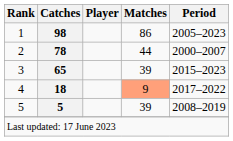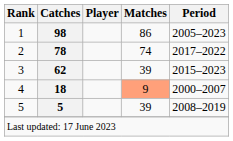(145, 51) 44 -> (145, 51) 74
(199, 51) 2000–2007 -> (199, 51) 2017–2022
(60, 70) 65 -> (60, 70) 62
(199, 88) 2017–2022 -> (199, 88) 2000–2007
